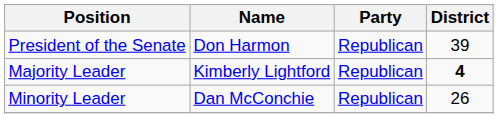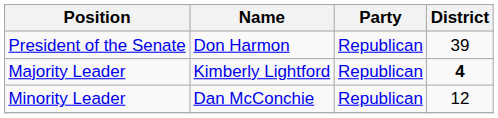(460, 98) 26 -> (460, 98) 12
